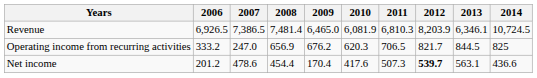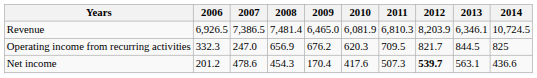(208, 47) 333.2 -> (208, 47) 332.3
(393, 47) 706.5 -> (393, 47) 709.5
(282, 64) 454.4 -> (282, 64) 454.3
